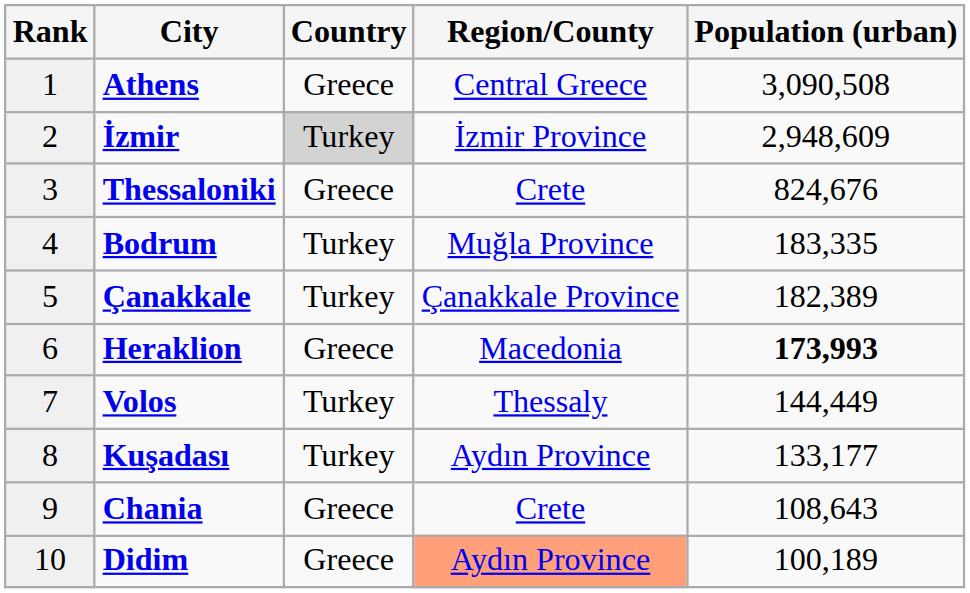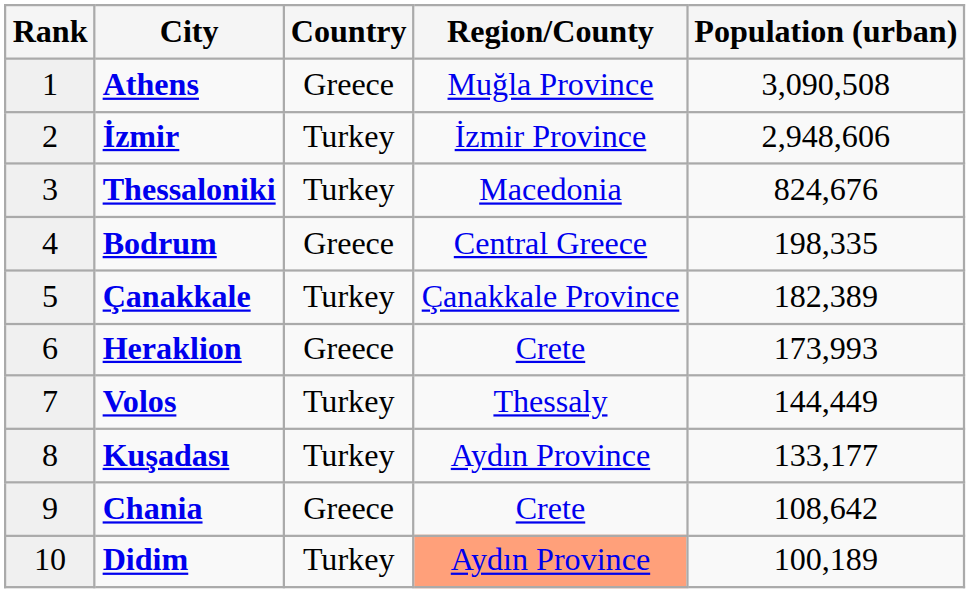(550, 84) Central Greece -> (550, 84) Muğla Province
(349, 137) lightgrey background -> (349, 137) no background
(826, 137) 2,948,609 -> (826, 137) 2,948,606
(349, 190) Greece -> (349, 190) Turkey
(550, 190) Crete -> (550, 190) Macedonia
(349, 243) Turkey -> (349, 243) Greece
(550, 243) Muğla Province -> (550, 243) Central Greece
(826, 243) 183,335 -> (826, 243) 198,335
(550, 349) Macedonia -> (550, 349) Crete
(826, 349) bold -> (826, 349) normal
(826, 508) 108,643 -> (826, 508) 108,642
(349, 560) Greece -> (349, 560) Turkey
